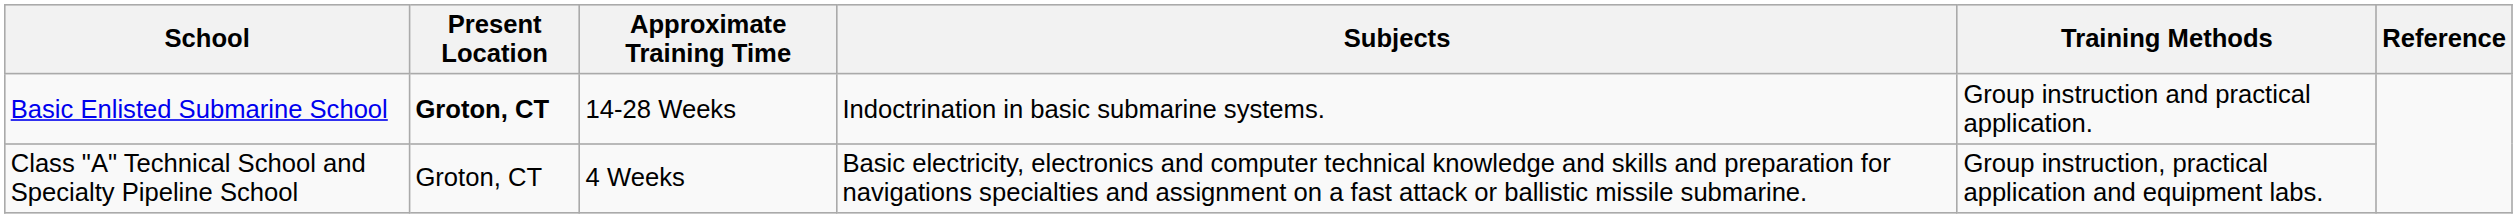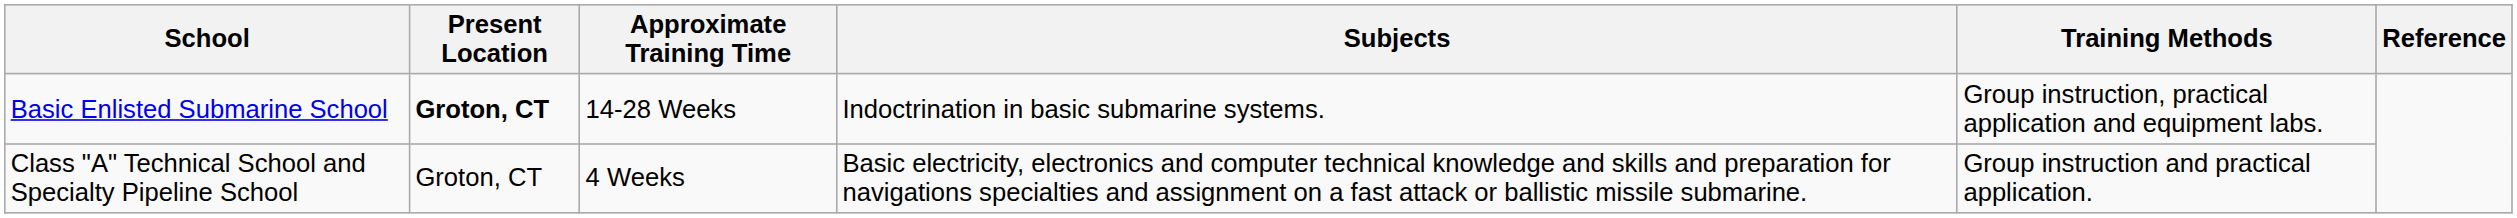(2137, 108) Group instruction and practical application. -> (2143, 108) Group instruction, practical application and equipment labs.
(2143, 178) Group instruction, practical application and equipment labs. -> (2137, 178) Group instruction and practical application.
